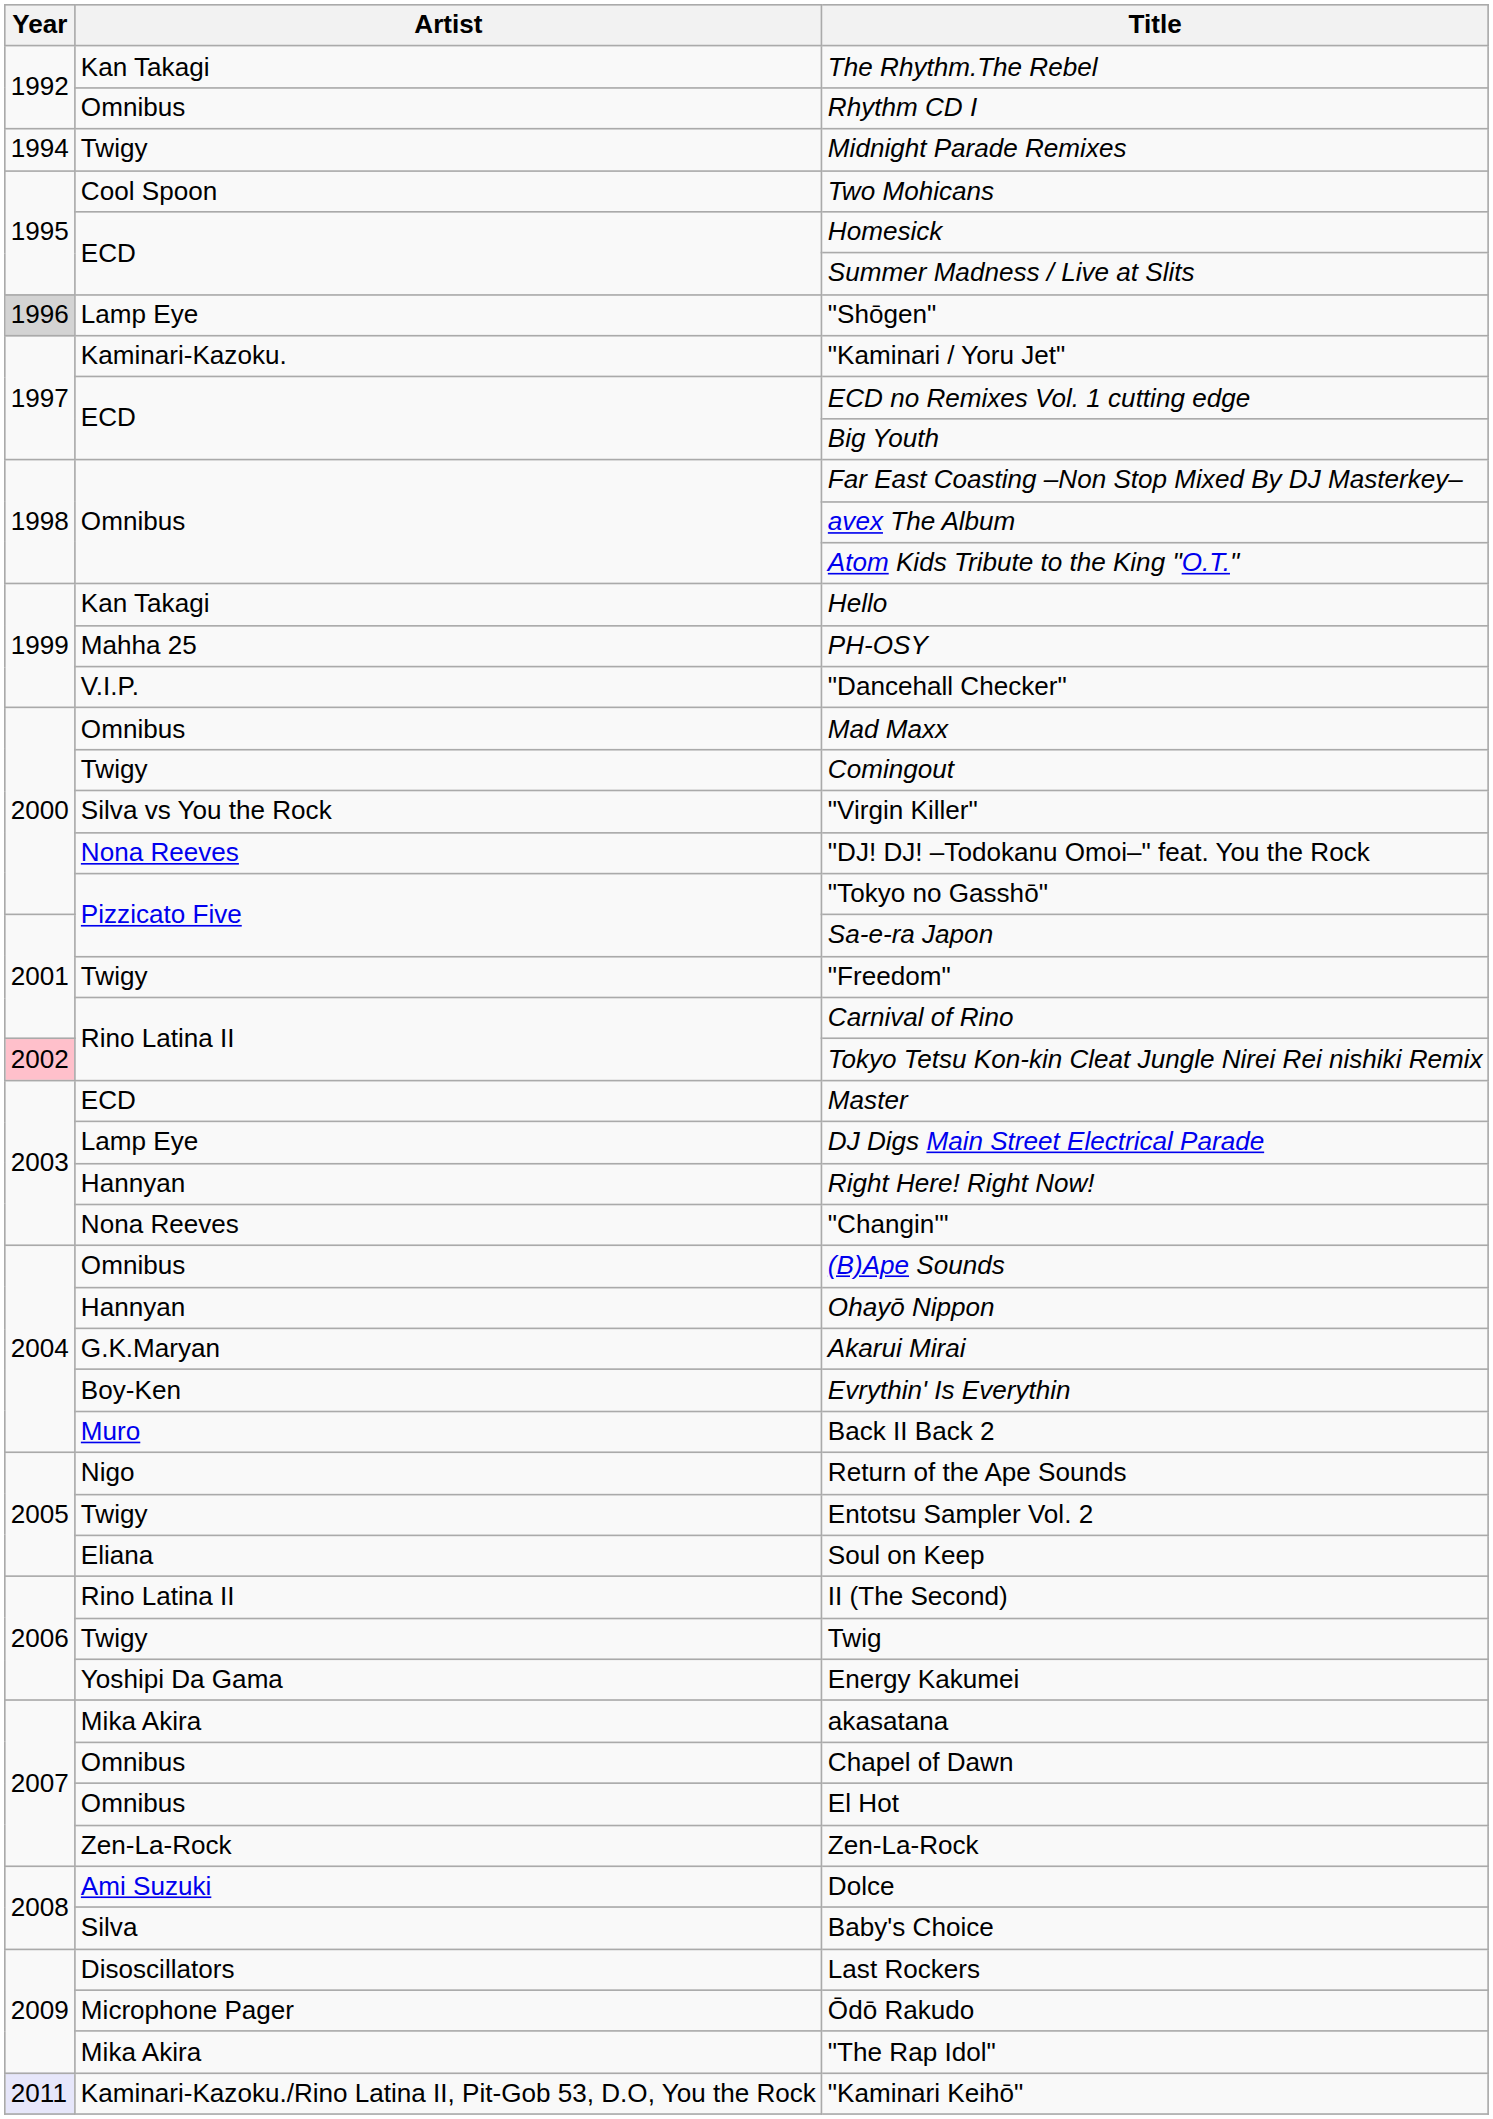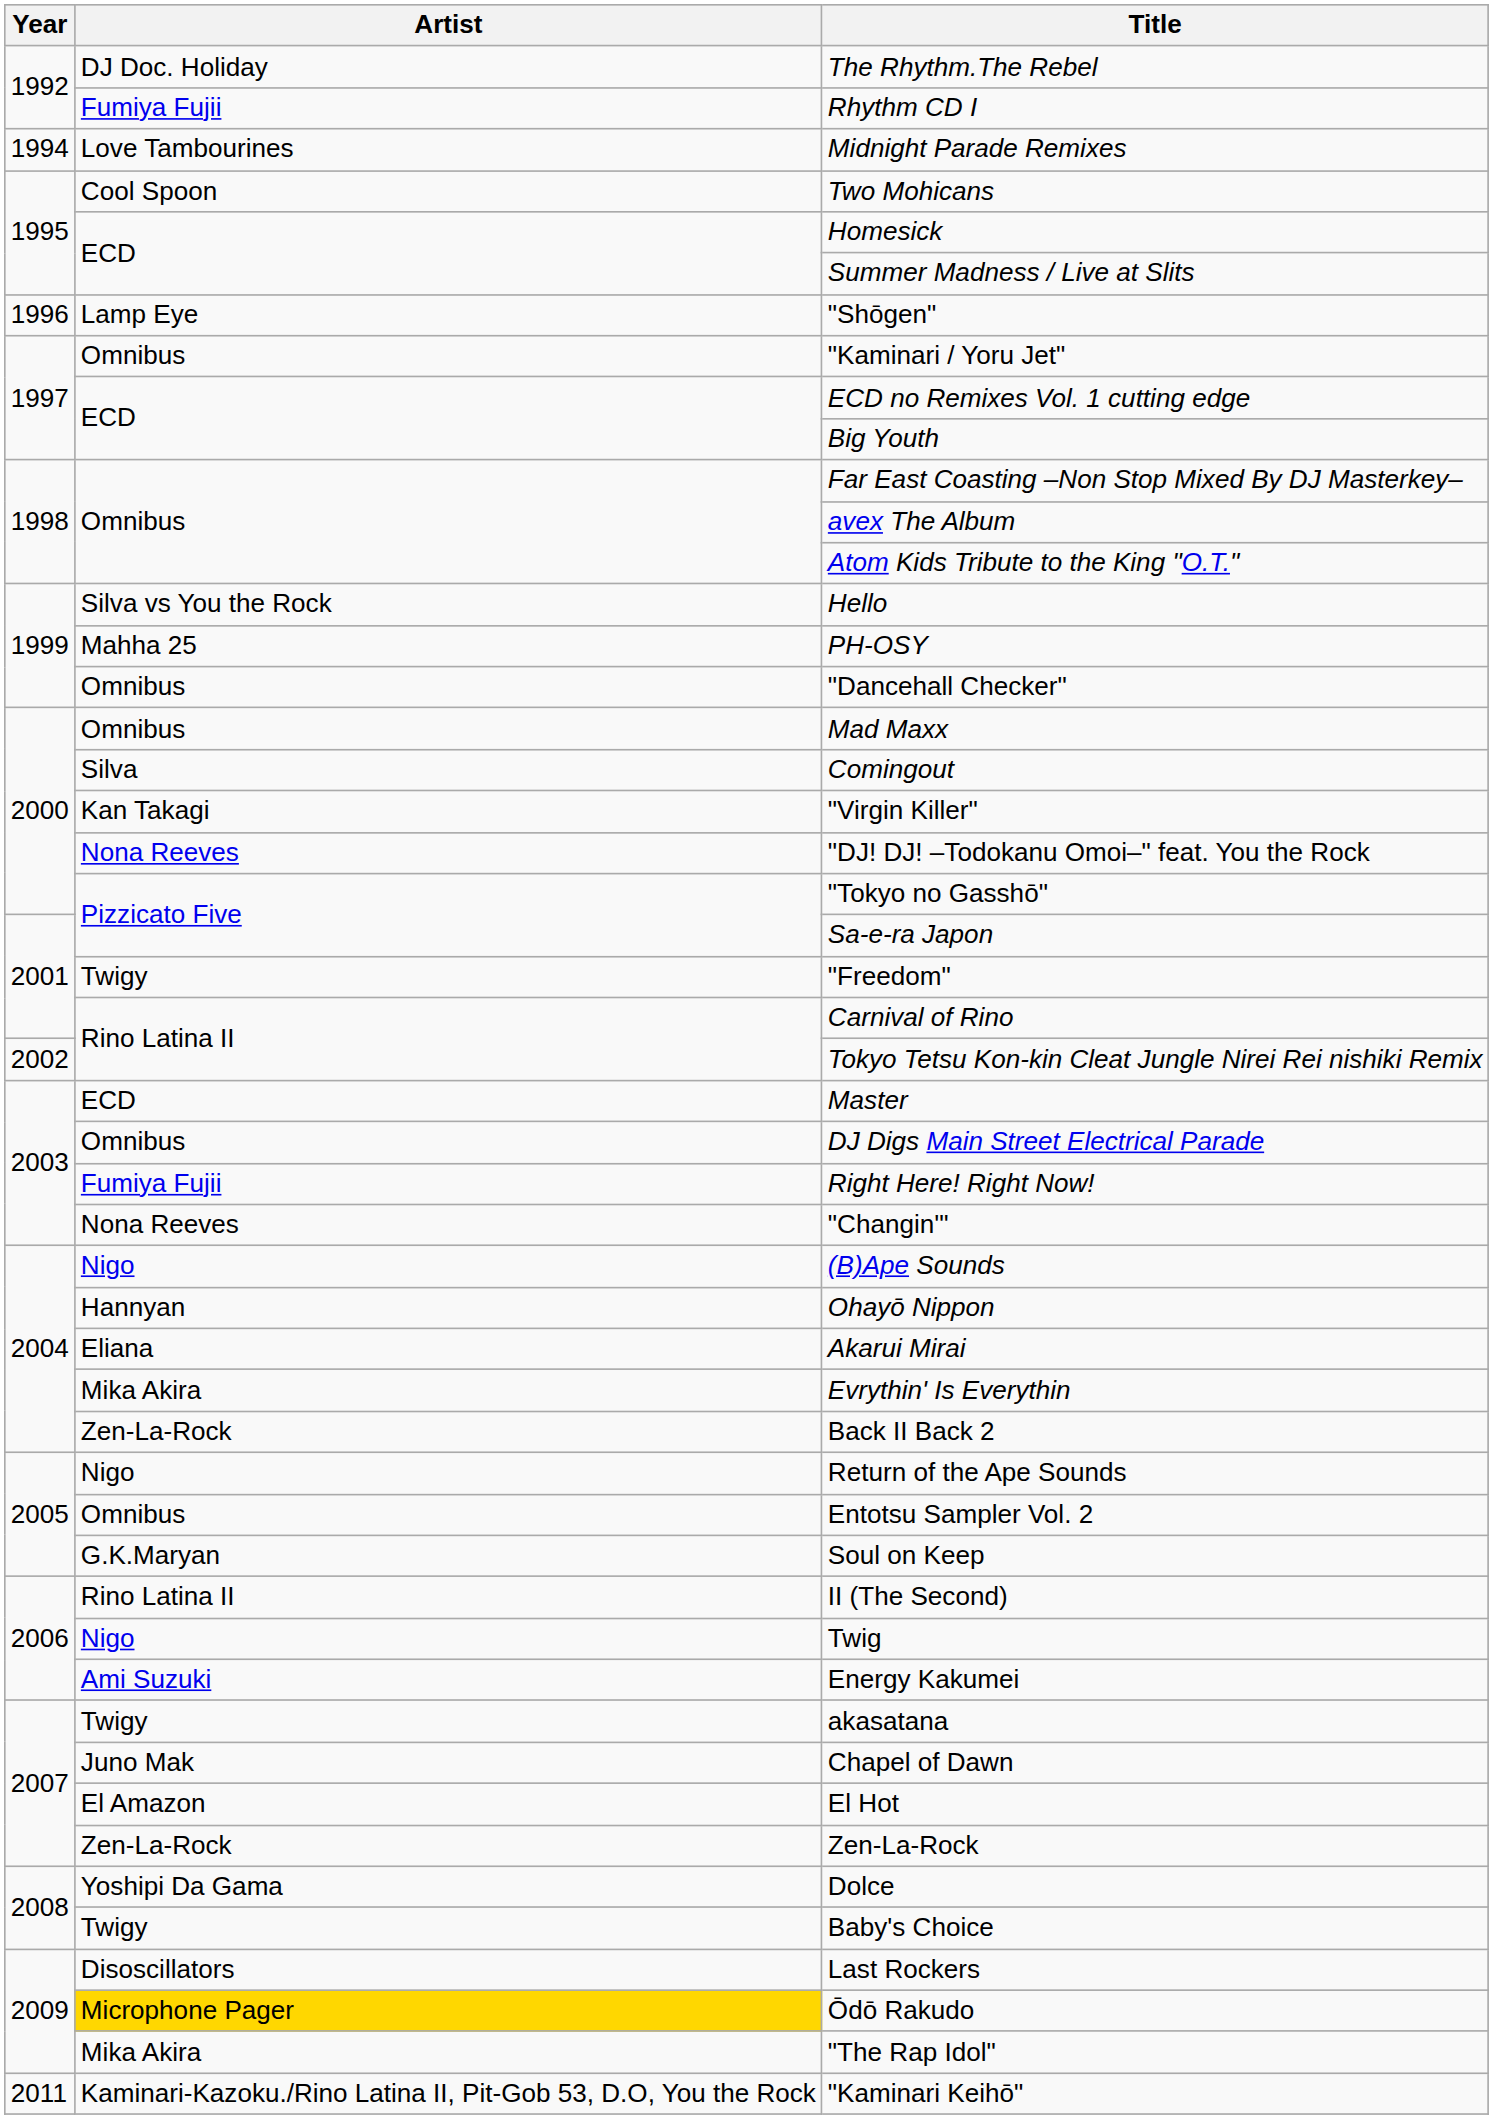(145, 66) Kan Takagi -> (174, 66) DJ Doc. Holiday
(133, 107) Omnibus -> (151, 107) Fumiya Fujii
(114, 149) Twigy -> (187, 149) Love Tambourines
(40, 314) lightgrey background -> (40, 314) no background
(184, 356) Kaminari-Kazoku. -> (133, 356) Omnibus
(145, 604) Kan Takagi -> (206, 604) Silva vs You the Rock
(110, 686) V.I.P. -> (133, 686) Omnibus
(114, 769) Twigy -> (109, 769) Silva
(206, 811) Silva vs You the Rock -> (145, 811) Kan Takagi
(40, 1059) pink background -> (40, 1059) no background
(140, 1141) Lamp Eye -> (133, 1141) Omnibus
(133, 1183) Hannyan -> (151, 1183) Fumiya Fujii
(133, 1266) Omnibus -> (108, 1266) Nigo
(150, 1348) G.K.Maryan -> (117, 1348) Eliana
(131, 1390) Boy-Ken -> (141, 1390) Mika Akira
(111, 1431) Muro -> (156, 1431) Zen-La-Rock
(114, 1514) Twigy -> (133, 1514) Omnibus
(117, 1555) Eliana -> (150, 1555) G.K.Maryan
(114, 1638) Twigy -> (108, 1638) Nigo
(182, 1679) Yoshipi Da Gama -> (146, 1679) Ami Suzuki
(141, 1720) Mika Akira -> (114, 1720) Twigy
(133, 1762) Omnibus -> (137, 1762) Juno Mak
(133, 1803) Omnibus -> (143, 1803) El Amazon
(146, 1886) Ami Suzuki -> (182, 1886) Yoshipi Da Gama
(109, 1927) Silva -> (114, 1927) Twigy
(187, 2010) no background -> (187, 2010) gold background
(39, 2093) lavender background -> (39, 2093) no background
